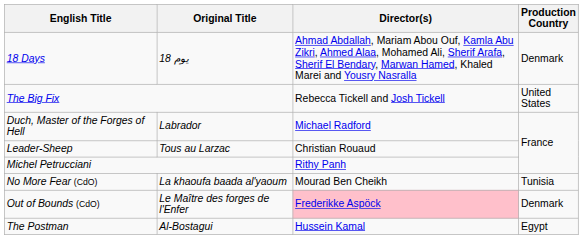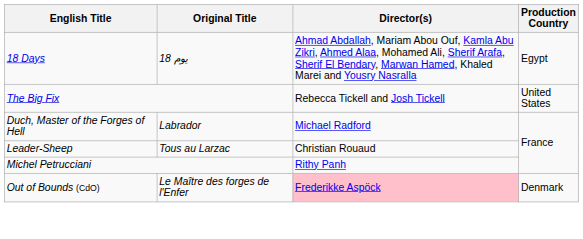(542, 58) Denmark -> (534, 58) Egypt
- row: (52, 181)
- row: (38, 226)
